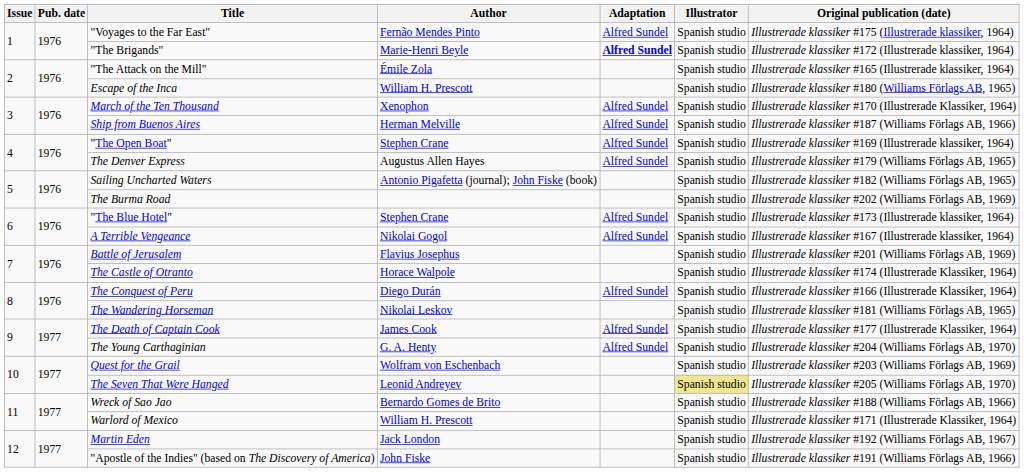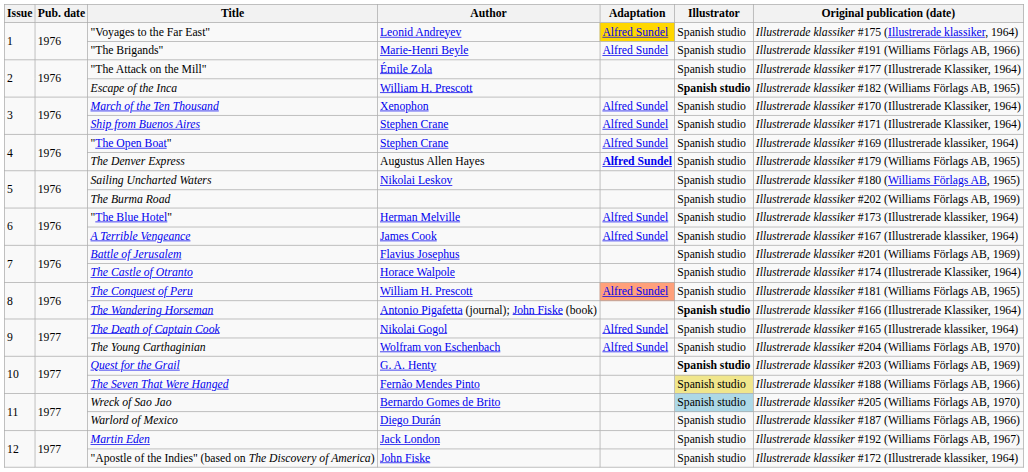(430, 32) Fernão Mendes Pinto -> (421, 32) Leonid Andreyev
(635, 32) no background -> (635, 32) gold background
(637, 50) bold -> (635, 50) normal
(882, 50) Illustrerade klassiker #172 (Illustrerade klassiker, 1964) -> (888, 50) Illustrerade klassiker #191 (Williams Förlags AB, 1966)
(882, 69) Illustrerade klassiker #165 (Illustrerade klassiker, 1964) -> (888, 69) Illustrerade klassiker #177 (Illustrerade Klassiker, 1964)
(712, 87) normal -> (714, 87) bold
(883, 87) Illustrerade klassiker #180 (Williams Förlags AB, 1965) -> (888, 87) Illustrerade klassiker #182 (Williams Förlags AB, 1965)
(420, 124) Herman Melville -> (414, 124) Stephen Crane
(883, 124) Illustrerade klassiker #187 (Williams Förlags AB, 1966) -> (888, 124) Illustrerade klassiker #171 (Illustrerade Klassiker, 1964)
(635, 161) normal -> (637, 161) bold
(488, 180) Antonio Pigafetta (journal); John Fiske (book) -> (416, 180) Nikolai Leskov
(883, 180) Illustrerade klassiker #182 (Williams Förlags AB, 1965) -> (888, 180) Illustrerade klassiker #180 (Williams Förlags AB, 1965)
(414, 217) Stephen Crane -> (420, 217) Herman Melville
(414, 236) Nikolai Gogol -> (408, 236) James Cook
(410, 291) Diego Durán -> (426, 291) William H. Prescott
(635, 291) no background -> (635, 291) lightsalmon background
(884, 291) Illustrerade klassiker #166 (Illustrerade Klassiker, 1964) -> (888, 291) Illustrerade klassiker #181 (Williams Förlags AB, 1965)
(416, 310) Nikolai Leskov -> (488, 310) Antonio Pigafetta (journal); John Fiske (book)
(712, 310) normal -> (714, 310) bold
(883, 310) Illustrerade klassiker #181 (Williams Förlags AB, 1965) -> (888, 310) Illustrerade klassiker #166 (Illustrerade Klassiker, 1964)
(408, 328) James Cook -> (414, 328) Nikolai Gogol
(884, 328) Illustrerade klassiker #177 (Illustrerade Klassiker, 1964) -> (887, 328) Illustrerade klassiker #165 (Illustrerade klassiker, 1964)
(408, 347) G. A. Henty -> (440, 347) Wolfram von Eschenbach
(440, 365) Wolfram von Eschenbach -> (408, 365) G. A. Henty
(712, 365) normal -> (714, 365) bold
(421, 384) Leonid Andreyev -> (430, 384) Fernão Mendes Pinto
(883, 384) Illustrerade klassiker #205 (Williams Förlags AB, 1970) -> (888, 384) Illustrerade klassiker #188 (Williams Förlags AB, 1966)
(712, 402) no background -> (712, 402) lightblue background
(883, 402) Illustrerade klassiker #188 (Williams Förlags AB, 1966) -> (888, 402) Illustrerade klassiker #205 (Williams Förlags AB, 1970)
(426, 421) William H. Prescott -> (410, 421) Diego Durán
(884, 421) Illustrerade klassiker #171 (Illustrerade Klassiker, 1964) -> (888, 421) Illustrerade klassiker #187 (Williams Förlags AB, 1966)
(883, 458) Illustrerade klassiker #191 (Williams Förlags AB, 1966) -> (887, 458) Illustrerade klassiker #172 (Illustrerade klassiker, 1964)
